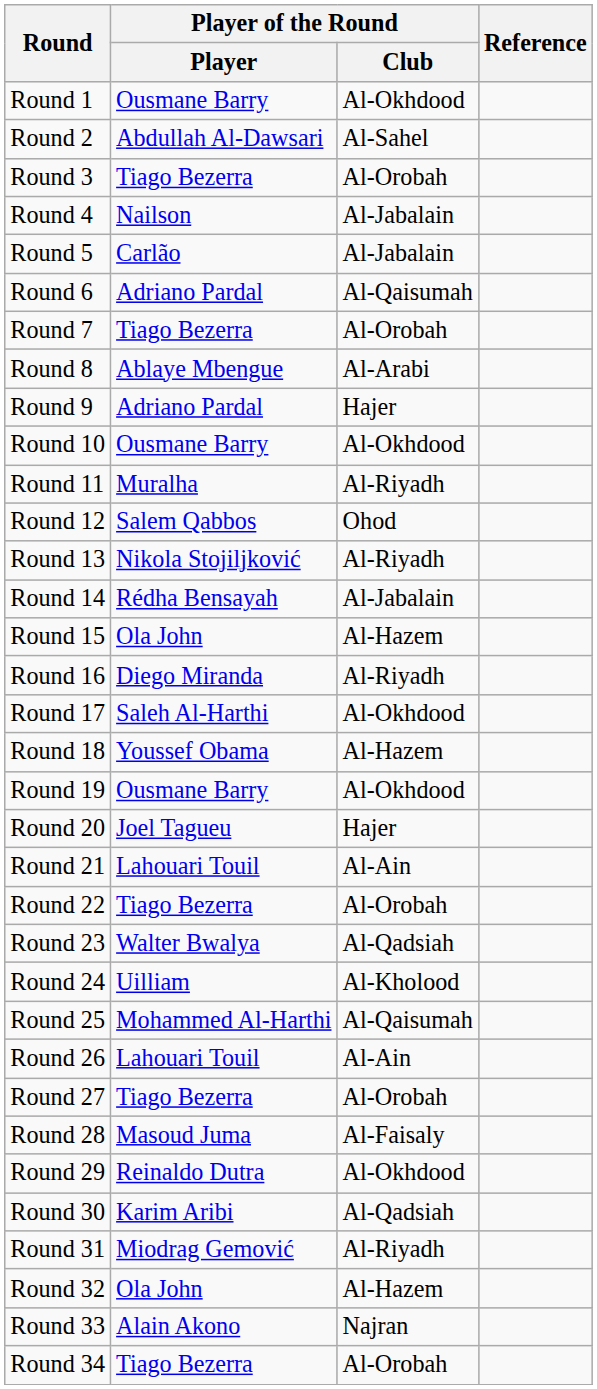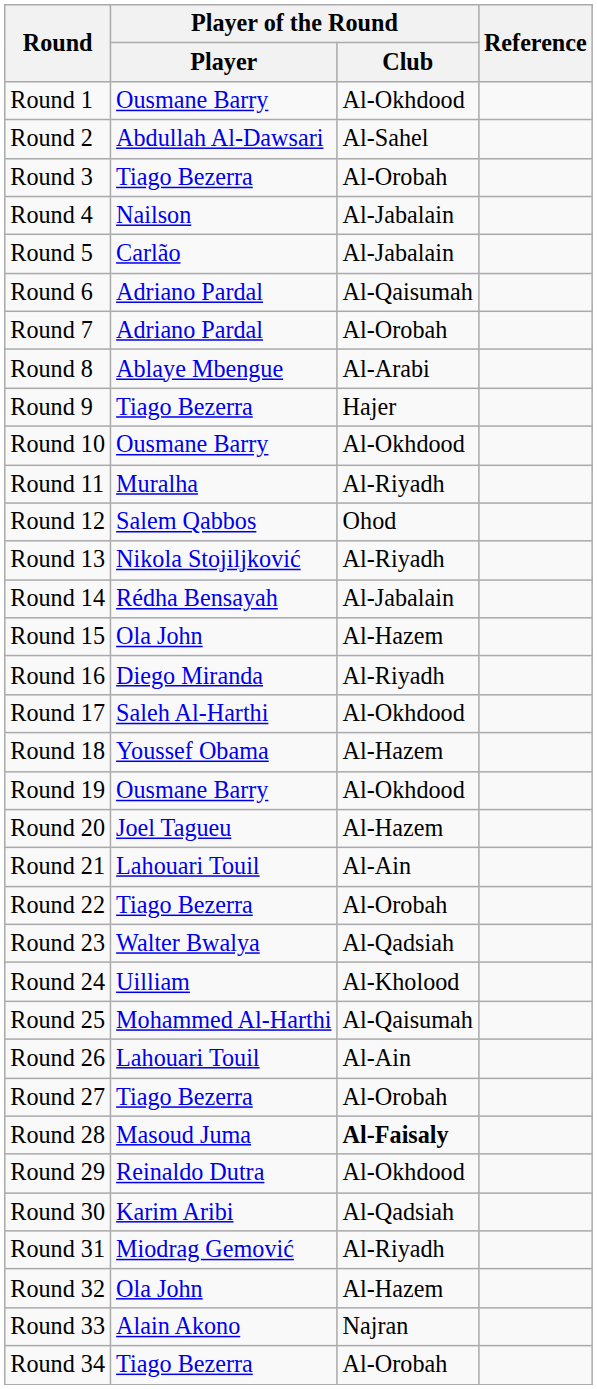(184, 330) Tiago Bezerra -> (190, 330) Adriano Pardal
(190, 406) Adriano Pardal -> (184, 406) Tiago Bezerra
(369, 828) Hajer -> (393, 828) Al-Hazem
(394, 1134) normal -> (396, 1134) bold
